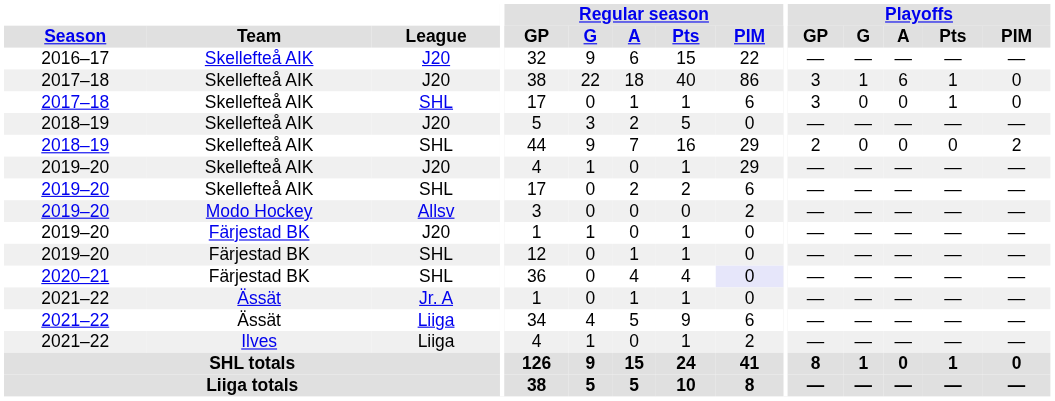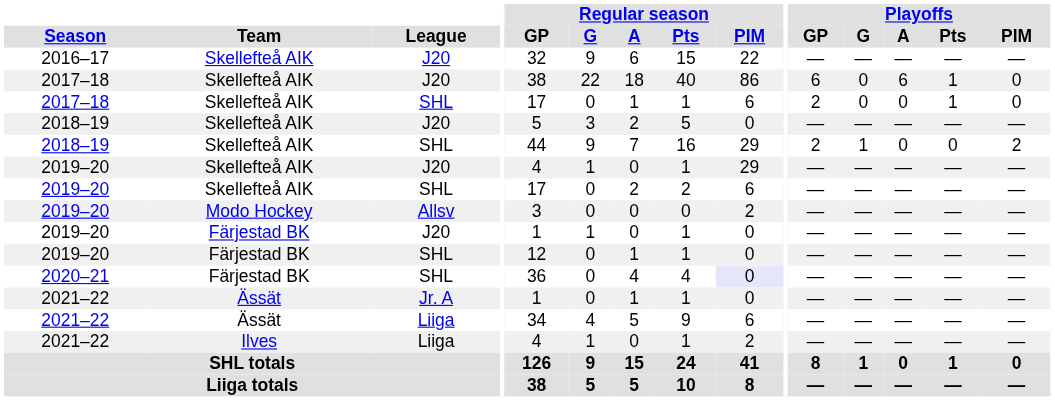(816, 80) 3 -> (816, 80) 6
(863, 80) 1 -> (863, 80) 0
(816, 102) 3 -> (816, 102) 2
(863, 145) 0 -> (863, 145) 1
